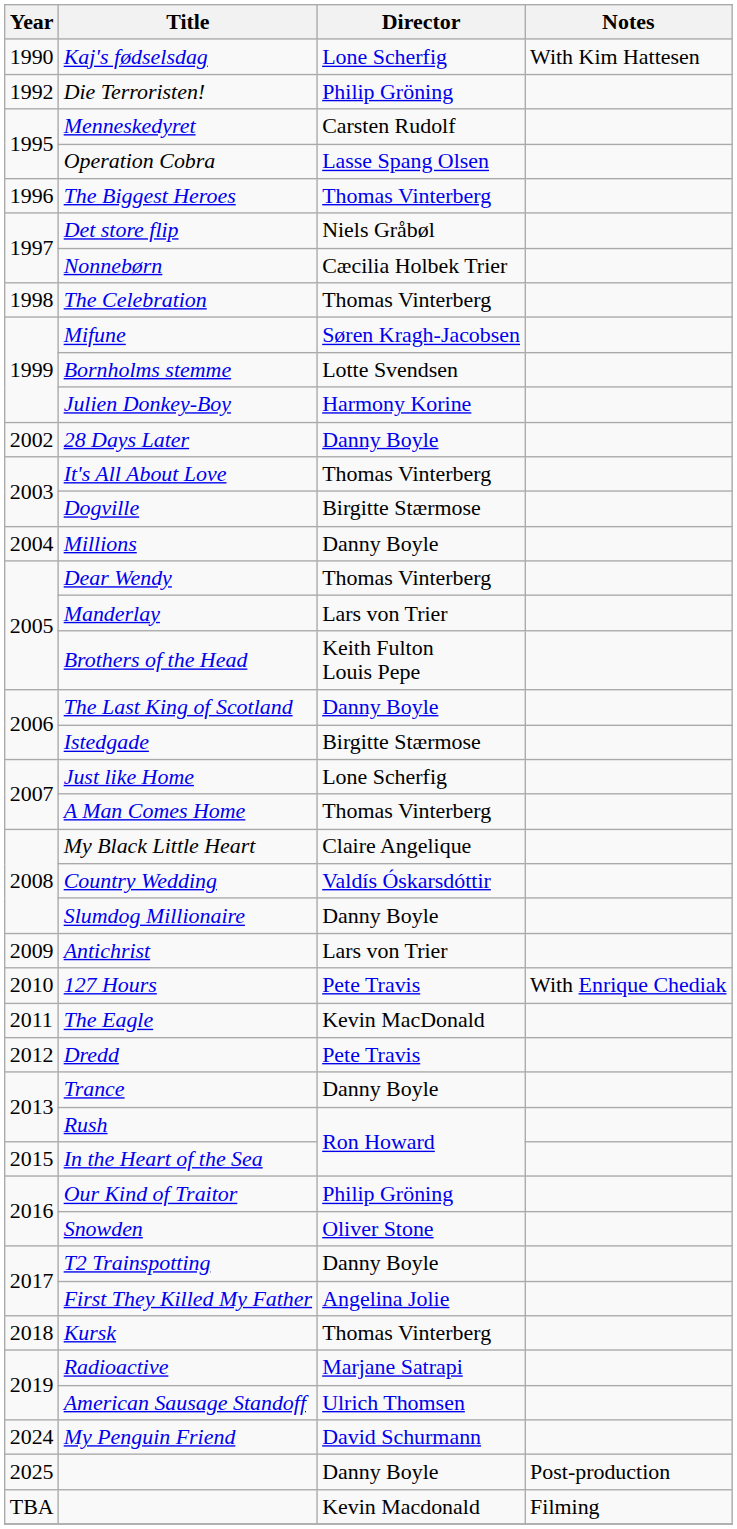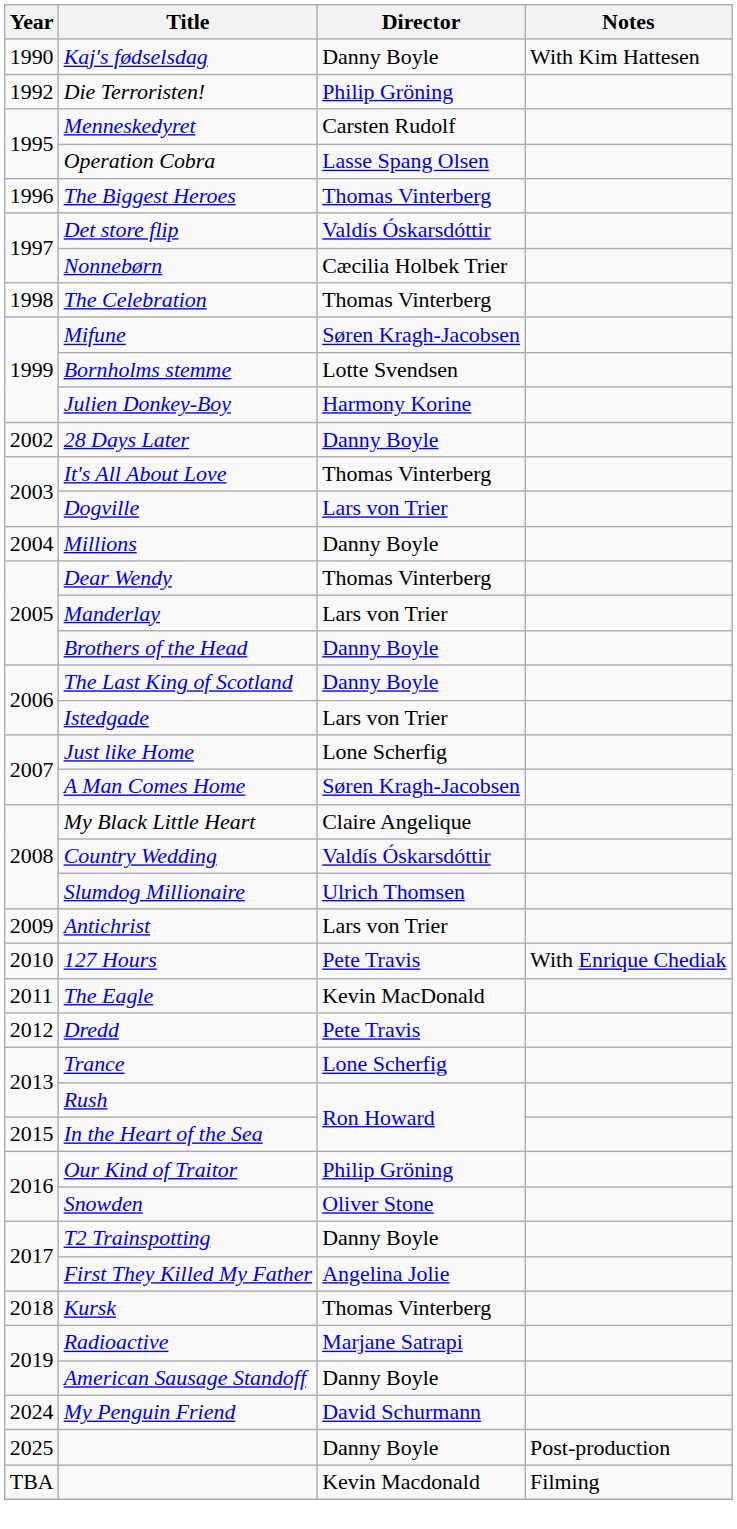(385, 56) Lone Scherfig -> (380, 56) Danny Boyle
(378, 230) Niels Gråbøl -> (407, 230) Valdís Óskarsdóttir
(401, 508) Birgitte Stærmose -> (385, 508) Lars von Trier
(378, 659) Keith Fulton Louis Pepe -> (380, 647) Danny Boyle
(401, 741) Birgitte Stærmose -> (385, 717) Lars von Trier
(407, 811) Thomas Vinterberg -> (421, 786) Søren Kragh-Jacobsen
(380, 915) Danny Boyle -> (394, 890) Ulrich Thomsen
(380, 1089) Danny Boyle -> (385, 1064) Lone Scherfig
(394, 1402) Ulrich Thomsen -> (380, 1377) Danny Boyle
